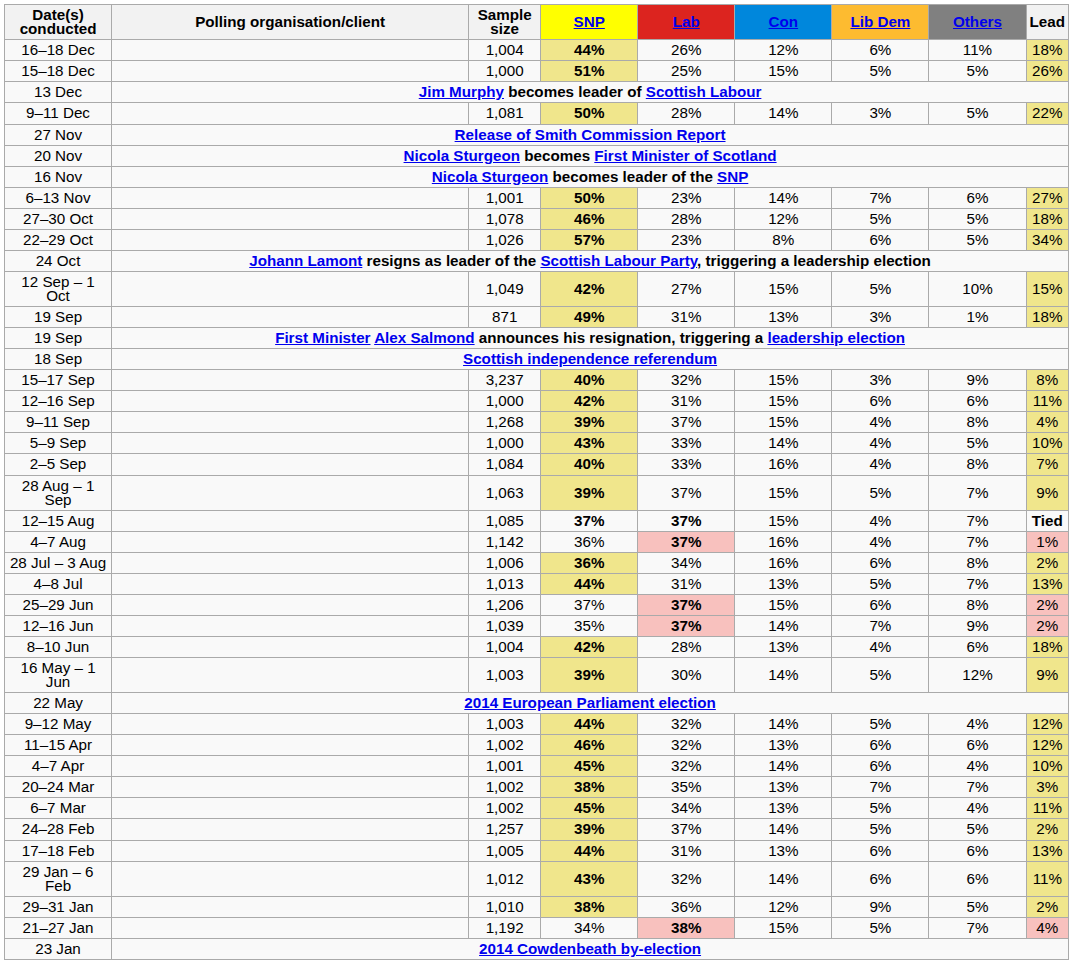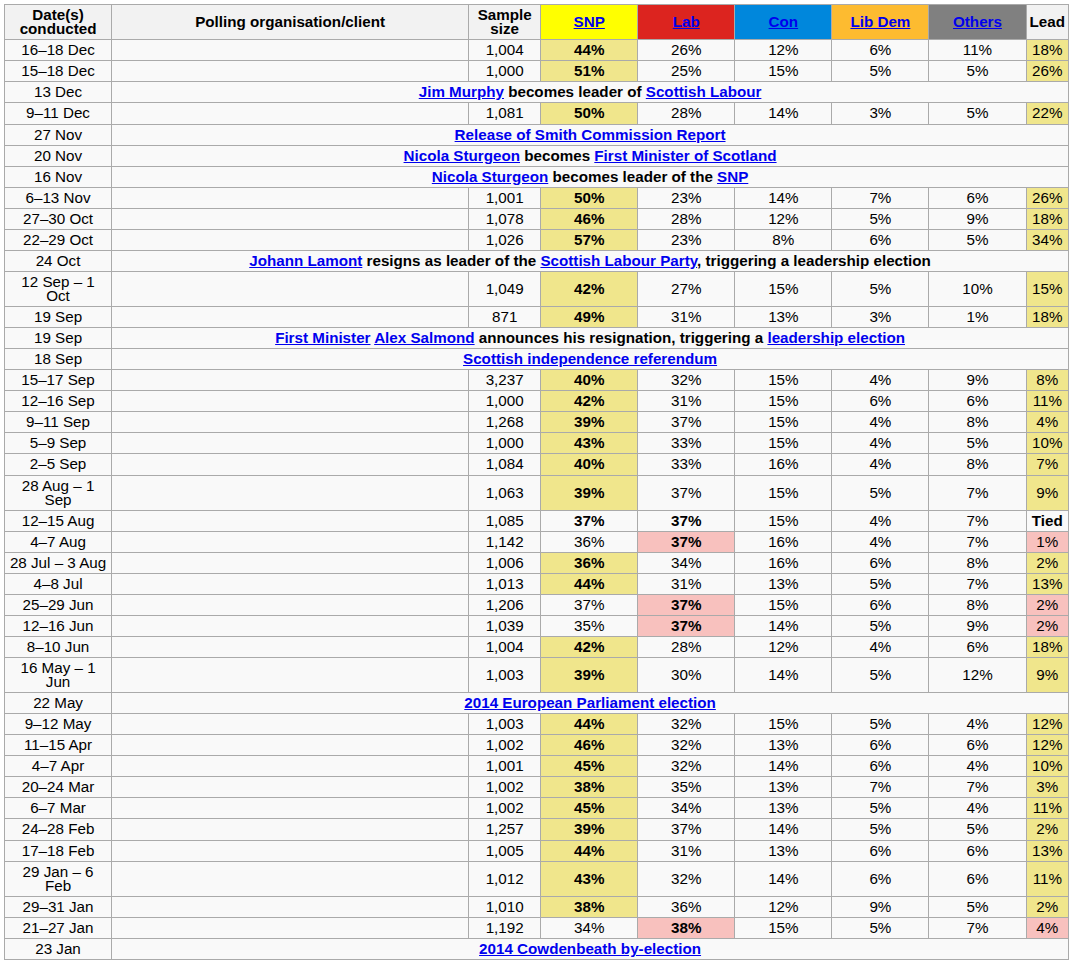(1047, 197) 27% -> (1047, 197) 26%
(977, 218) 5% -> (977, 218) 9%
(880, 380) 3% -> (880, 380) 4%
(783, 443) 14% -> (783, 443) 15%
(880, 625) 7% -> (880, 625) 5%
(783, 646) 13% -> (783, 646) 12%
(783, 724) 14% -> (783, 724) 15%
